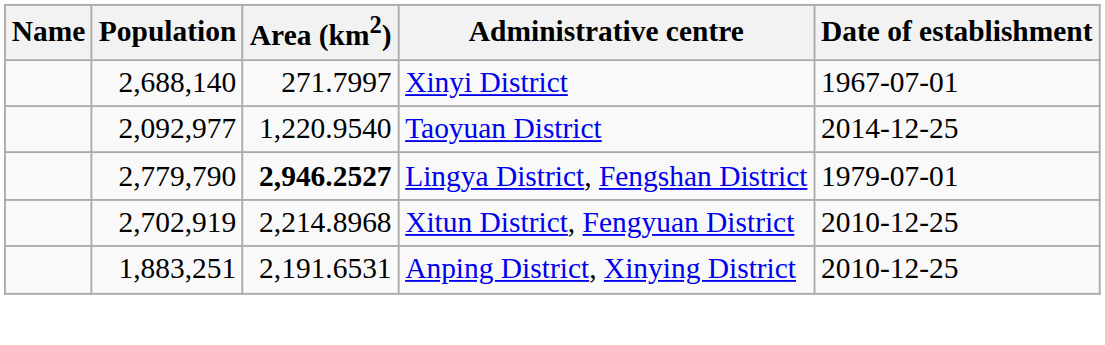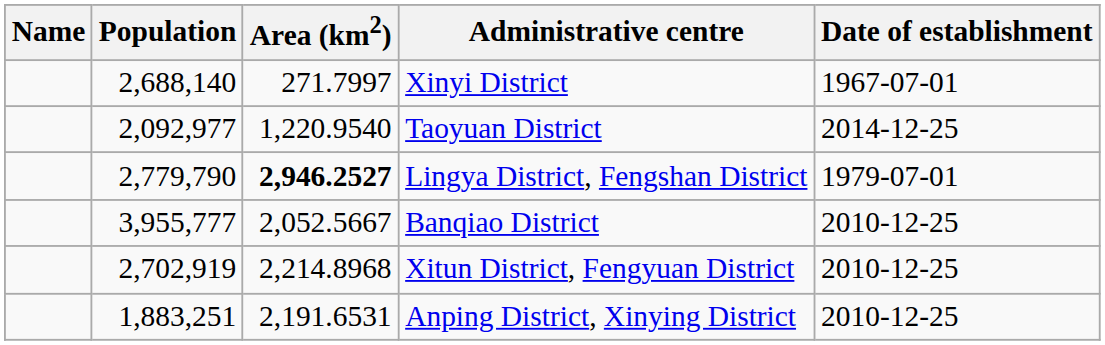+ row: (502, 222)
